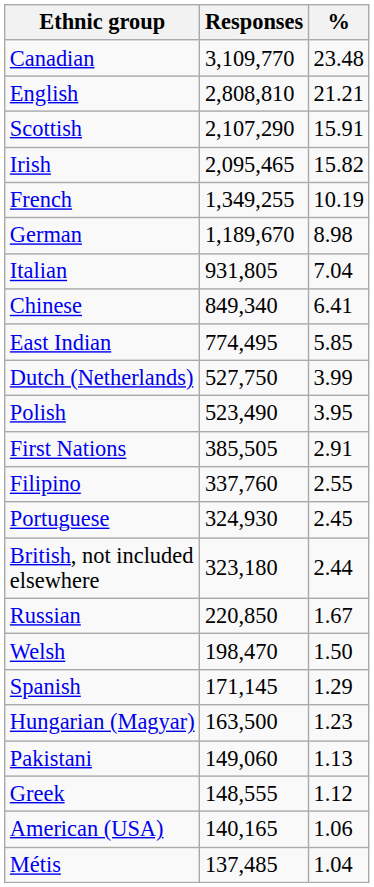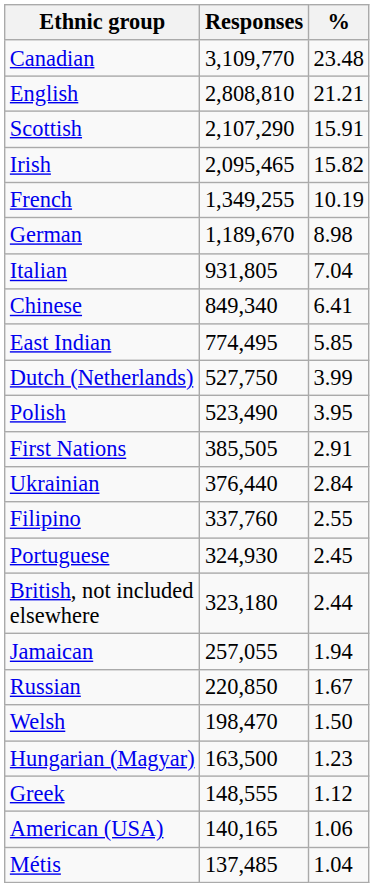+ row: (55, 484)
+ row: (52, 651)
- row: (45, 686)
- row: (51, 757)
